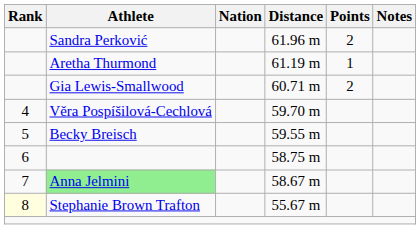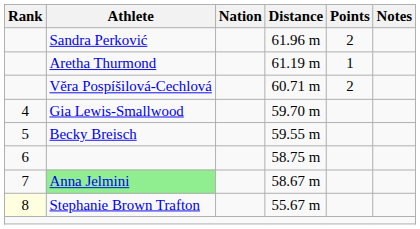(117, 87) Gia Lewis-Smallwood -> (131, 87) Věra Pospíšilová-Cechlová
(131, 110) Věra Pospíšilová-Cechlová -> (117, 110) Gia Lewis-Smallwood
